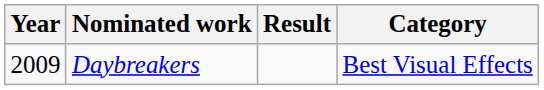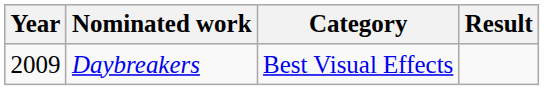columns swapped: (438, 24) <-> (297, 24)
